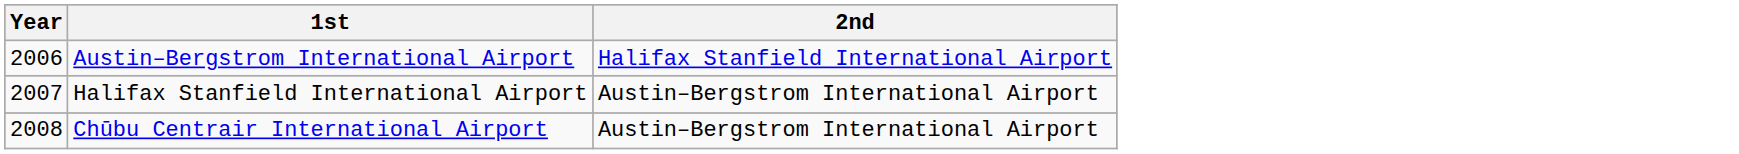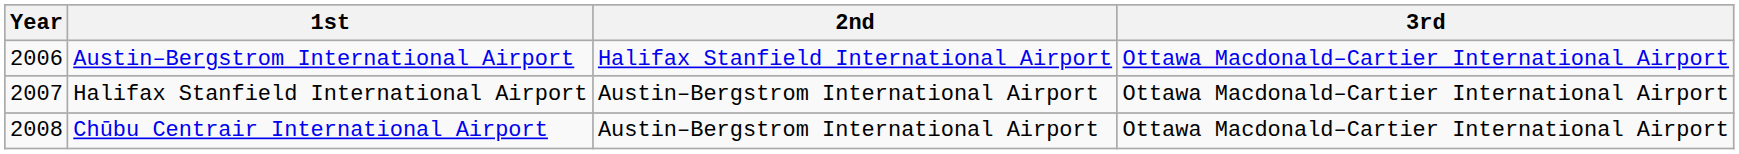+ column: (1426, 23)
